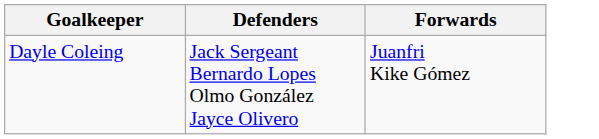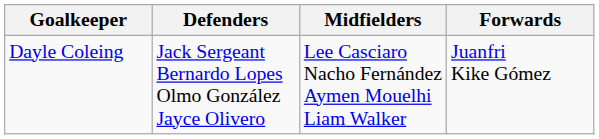+ column: (373, 20)
